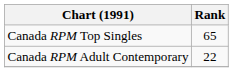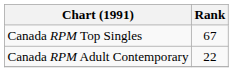(210, 35) 65 -> (210, 35) 67
